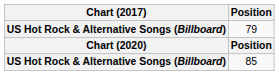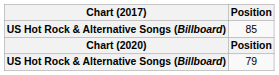rows swapped: (251, 29) <-> (251, 62)
